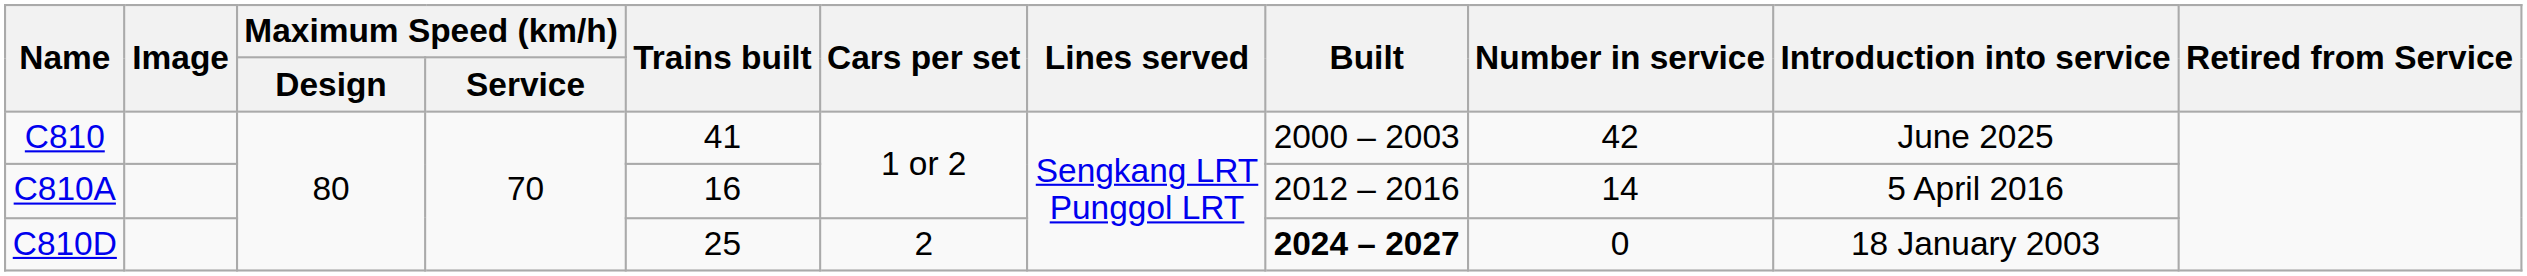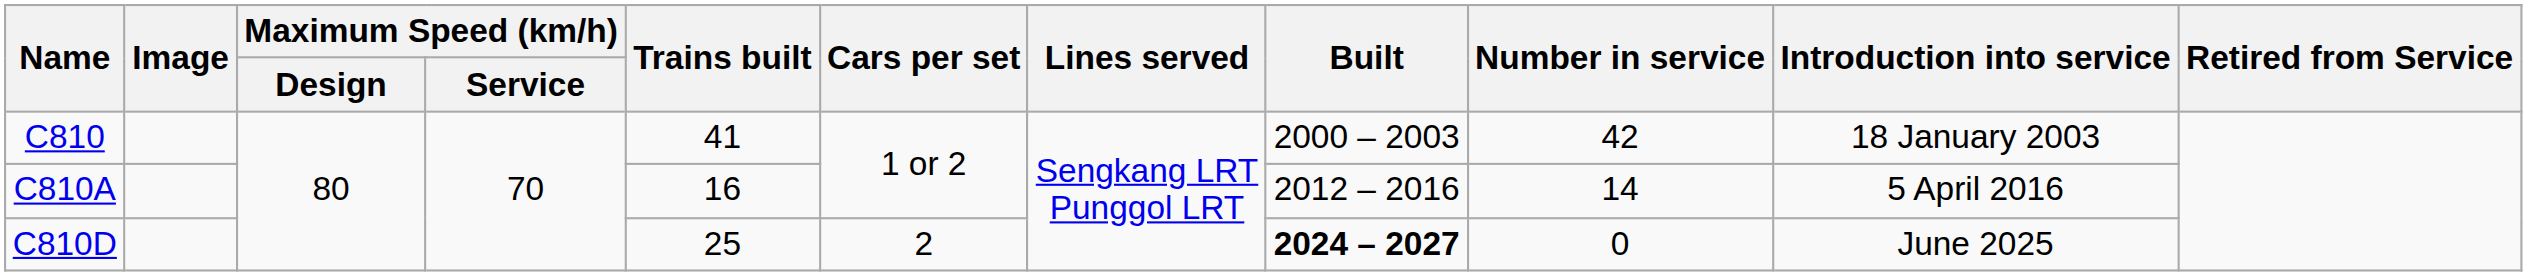(1976, 137) June 2025 -> (1976, 137) 18 January 2003
(1976, 243) 18 January 2003 -> (1976, 243) June 2025
